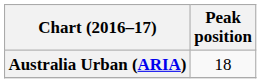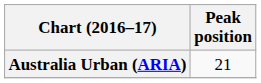(223, 63) 18 -> (223, 63) 21
